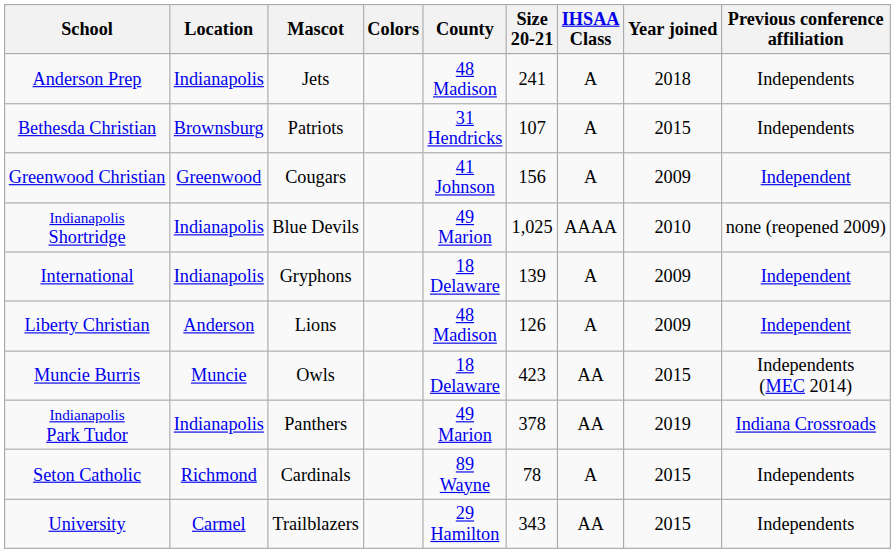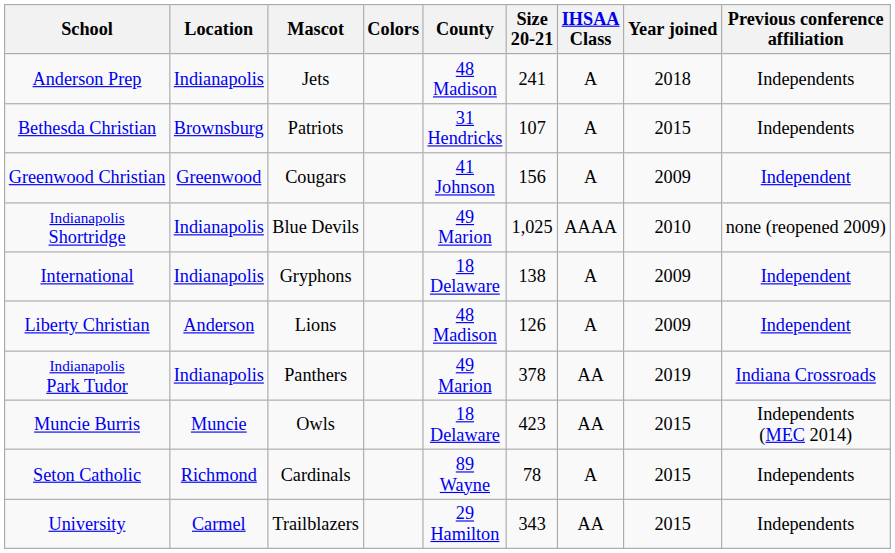(532, 276) 139 -> (532, 276) 138
rows swapped: (87, 375) <-> (87, 424)
